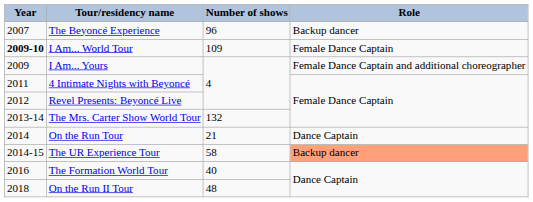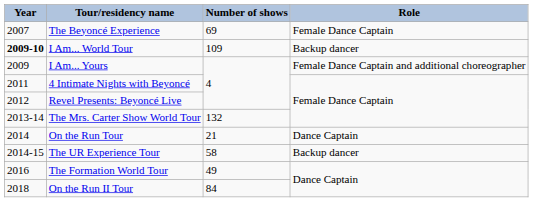(211, 30) 96 -> (211, 30) 69
(326, 30) Backup dancer -> (343, 30) Female Dance Captain
(343, 48) Female Dance Captain -> (326, 48) Backup dancer
(326, 153) lightsalmon background -> (326, 153) no background
(211, 170) 40 -> (211, 170) 49
(211, 188) 48 -> (211, 188) 84
